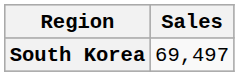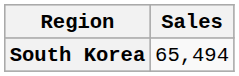(192, 55) 69,497 -> (192, 55) 65,494
